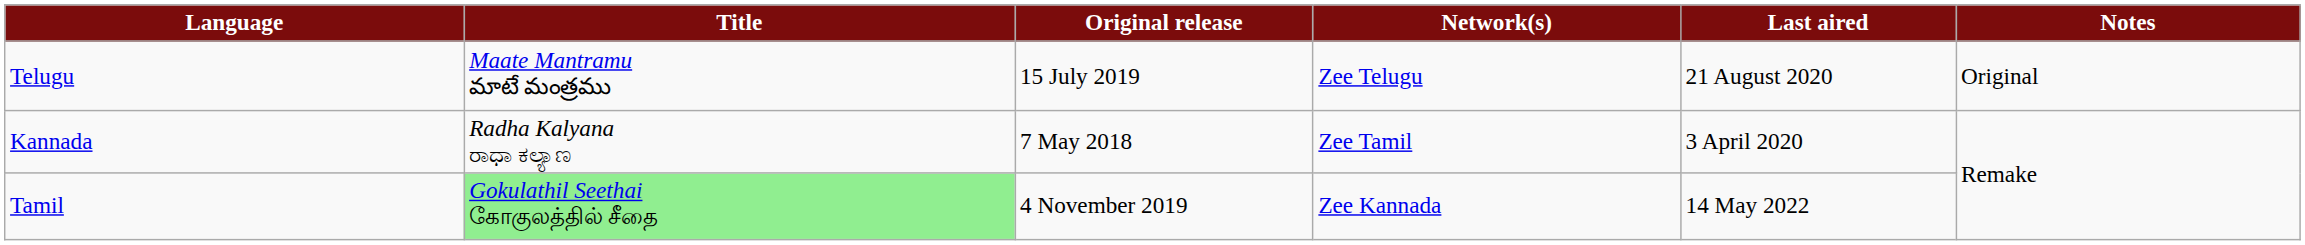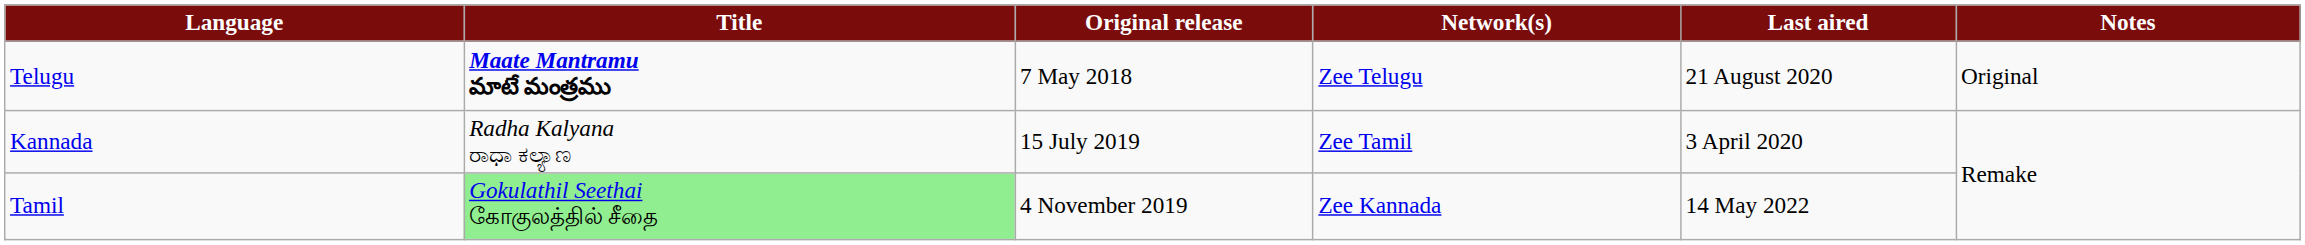(551, 72) normal -> (554, 72) bold
(1080, 75) 15 July 2019 -> (1076, 75) 7 May 2018
(1076, 141) 7 May 2018 -> (1080, 141) 15 July 2019
